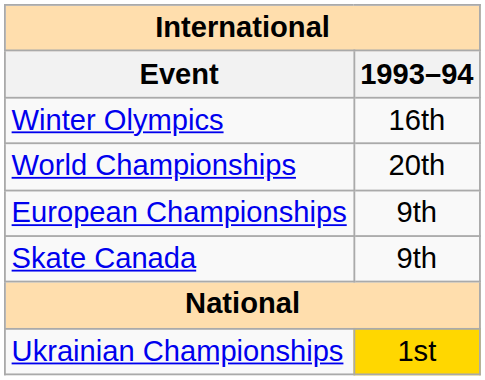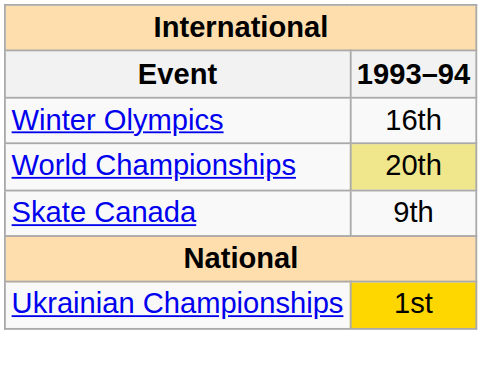(417, 166) no background -> (414, 166) khaki background
- row: (179, 212)
